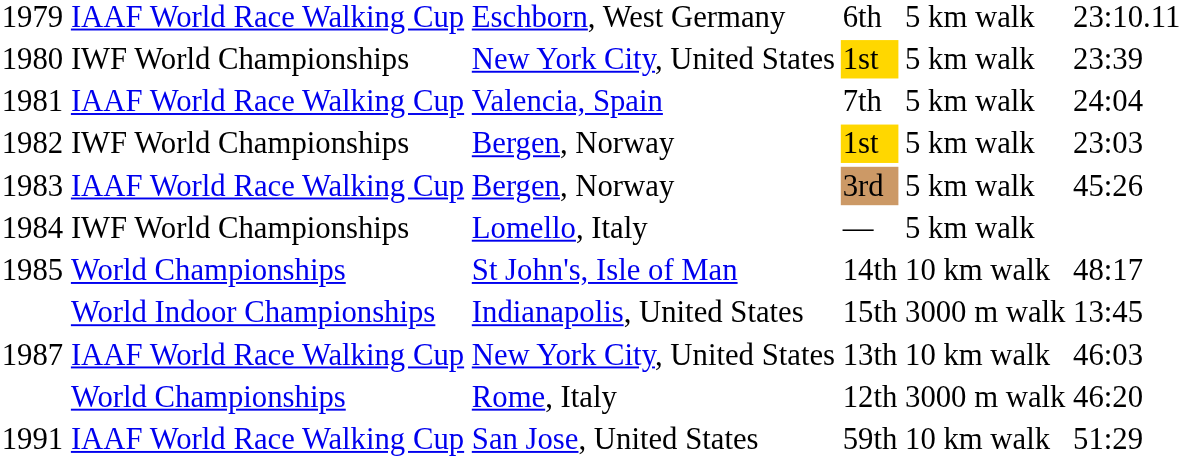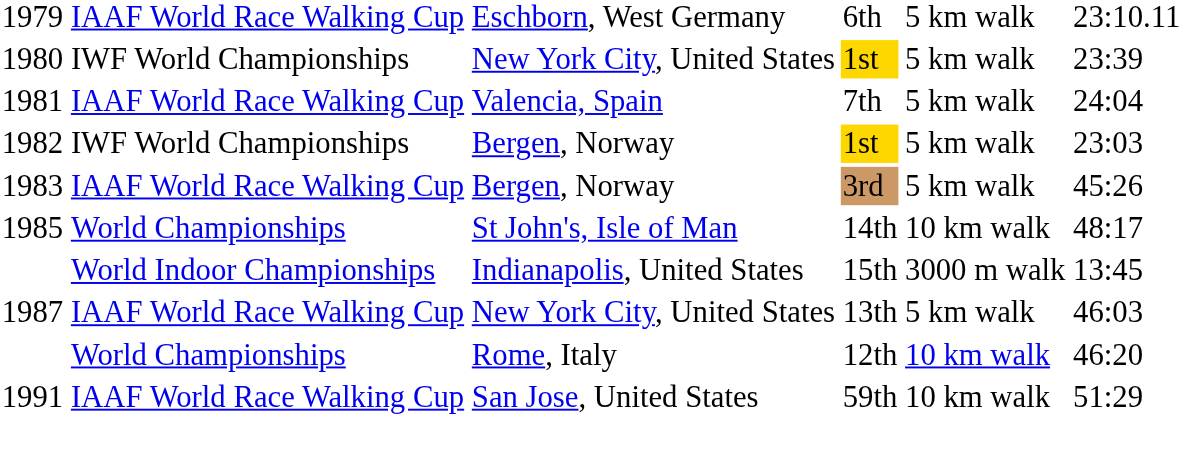- row: (32, 227)
(978, 354) 10 km walk -> (970, 312) 5 km walk
(985, 396) 3000 m walk -> (978, 354) 10 km walk
